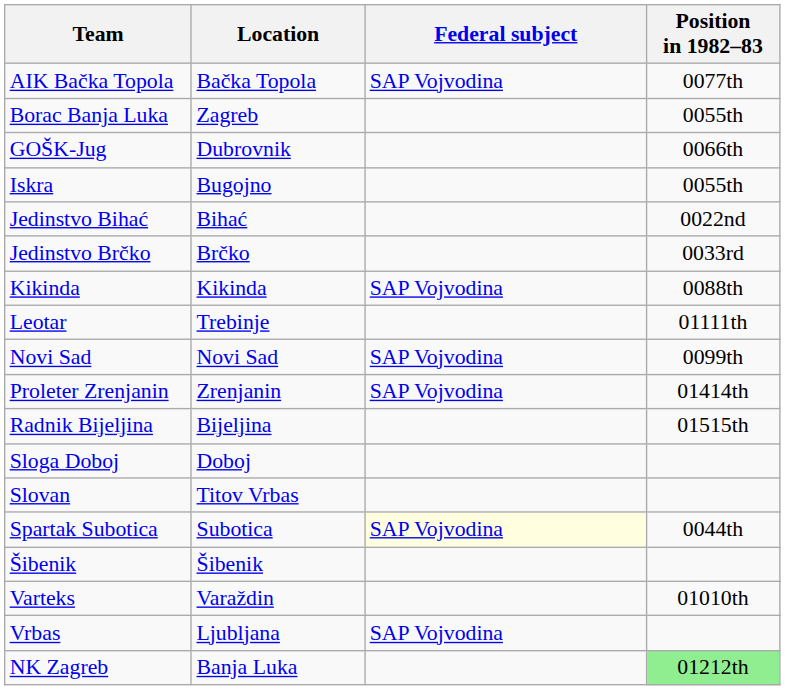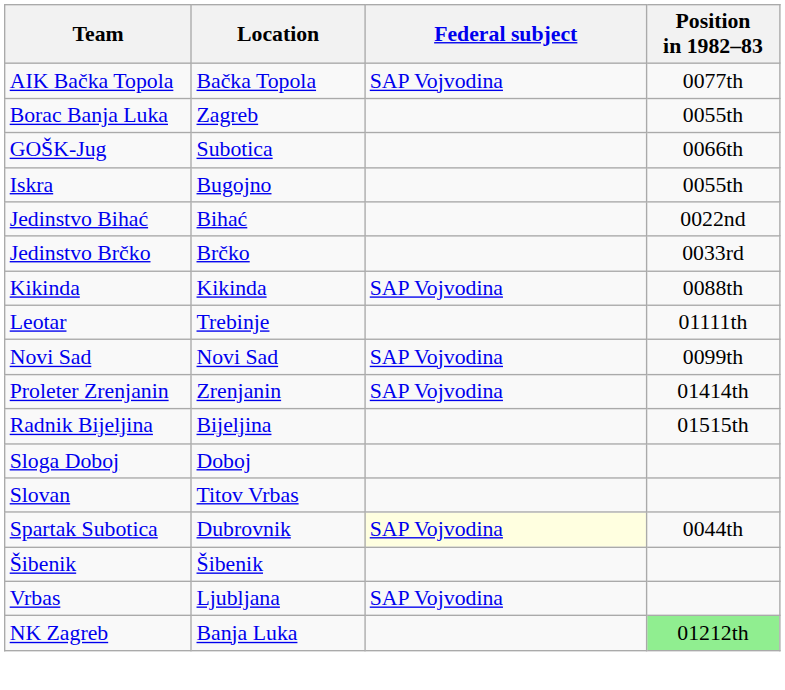(244, 149) Dubrovnik -> (235, 149) Subotica
(235, 529) Subotica -> (244, 529) Dubrovnik
- row: (42, 598)
